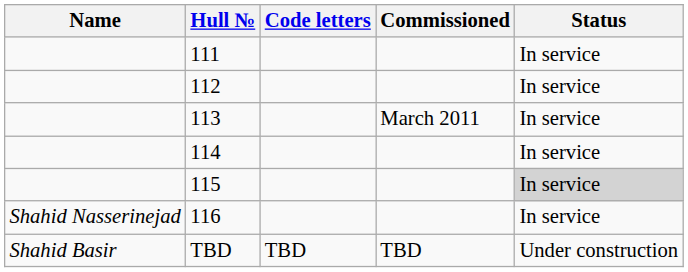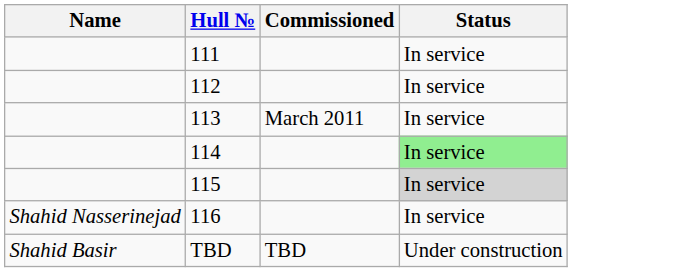- column: (318, 20)
(560, 151) no background -> (444, 151) lightgreen background
